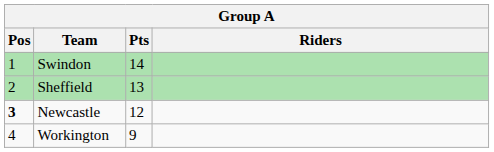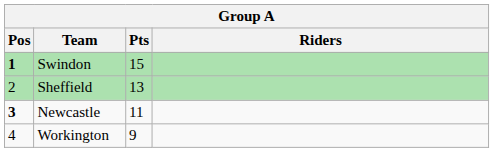(12, 64) normal -> (12, 64) bold
(136, 64) 14 -> (136, 64) 15
(136, 111) 12 -> (136, 111) 11
